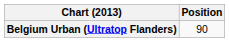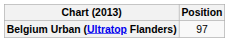(202, 29) 90 -> (202, 29) 97
